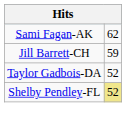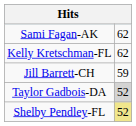+ row: (59, 53)
(113, 73) no background -> (123, 92) lightgrey background
